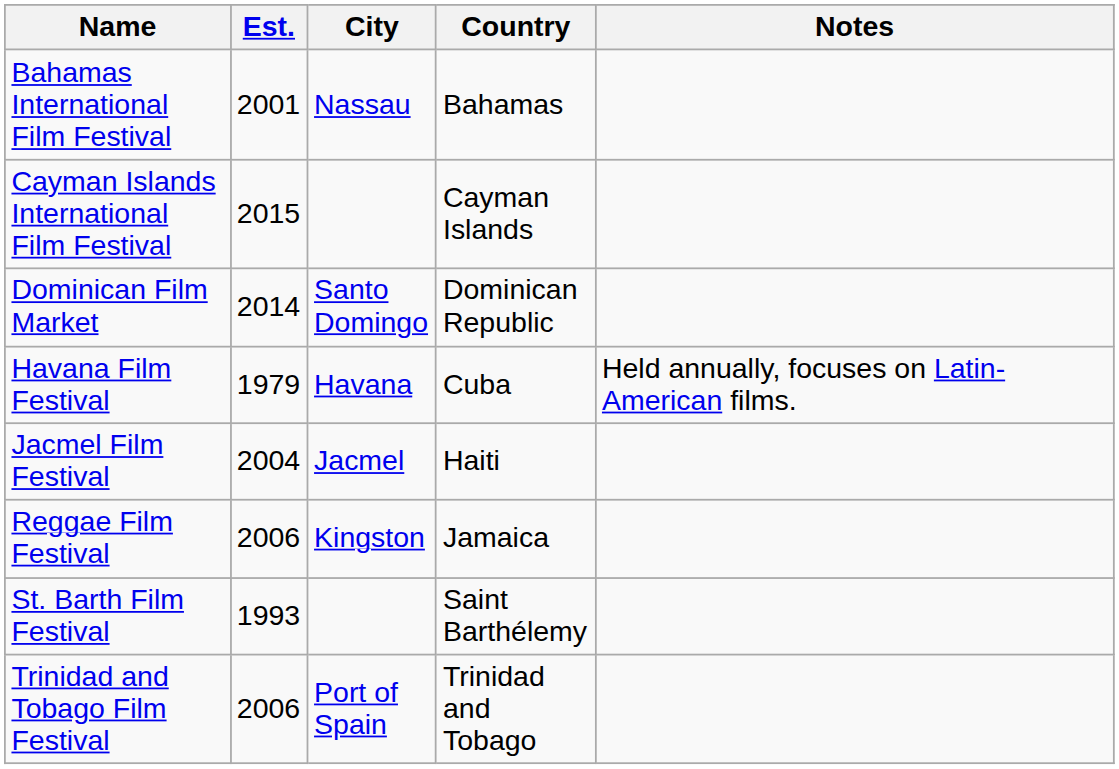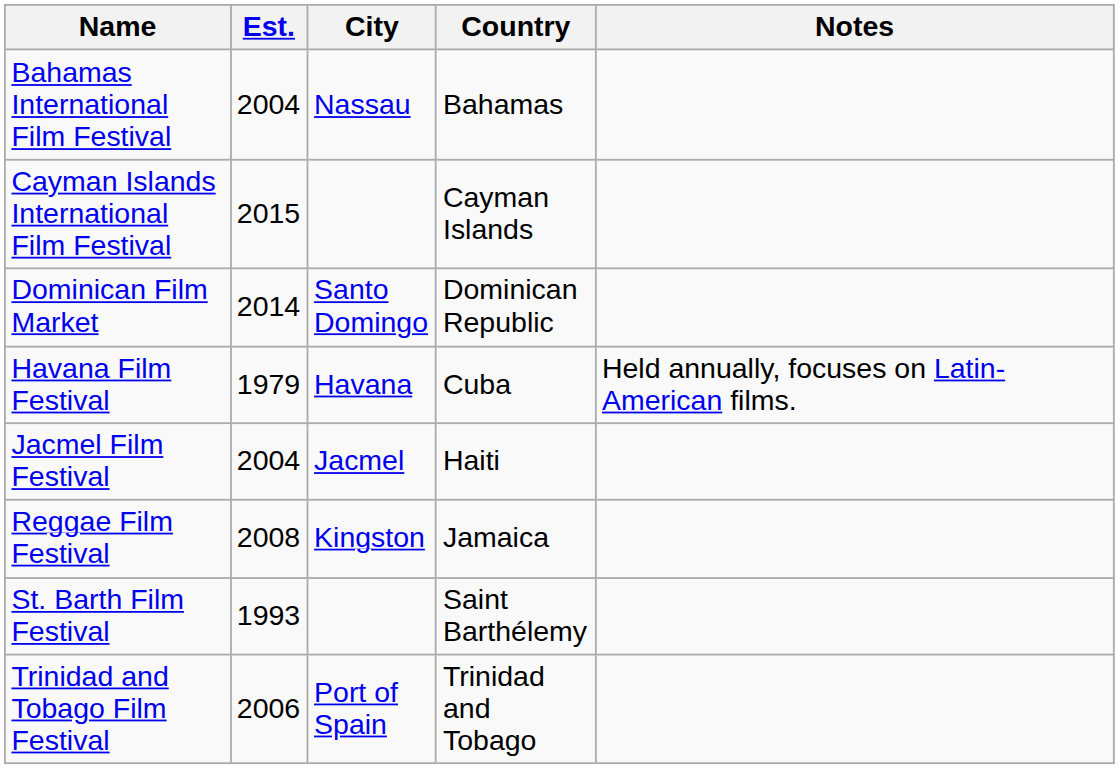(269, 104) 2001 -> (269, 104) 2004
(269, 538) 2006 -> (269, 538) 2008
